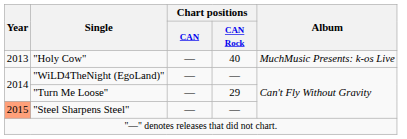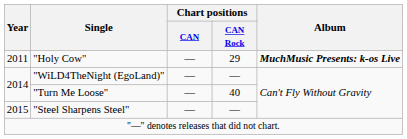(18, 59) 2013 -> (18, 59) 2011
(235, 59) 40 -> (235, 59) 29
(327, 59) normal -> (330, 59) bold
(235, 93) 29 -> (235, 93) 40
(18, 110) lightsalmon background -> (18, 110) no background
